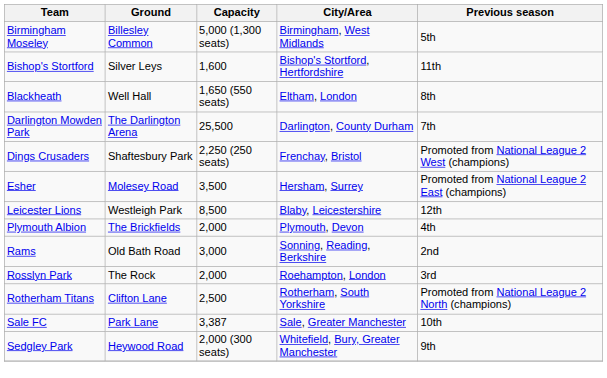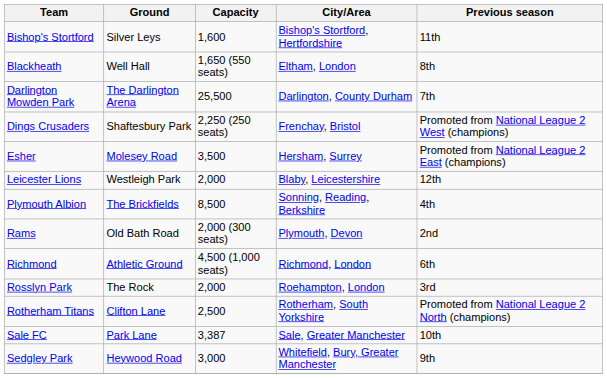- row: (36, 36)
(213, 210) 8,500 -> (212, 180) 2,000
(213, 227) 2,000 -> (212, 204) 8,500
(322, 227) Plymouth, Devon -> (324, 204) Sonning, Reading, Berkshire
(213, 251) 3,000 -> (224, 234) 2,000 (300 seats)
(325, 251) Sonning, Reading, Berkshire -> (320, 234) Plymouth, Devon
+ row: (32, 263)
(225, 346) 2,000 (300 seats) -> (212, 358) 3,000
